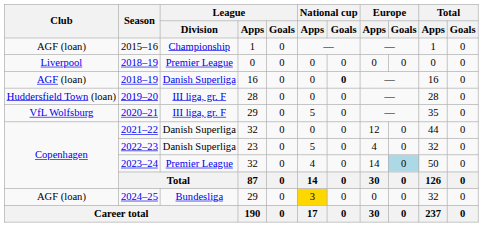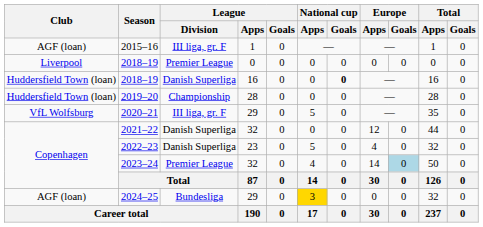(199, 46) Championship -> (199, 46) III liga, gr. F
(61, 79) AGF (loan) -> (61, 79) Huddersfield Town (loan)
(199, 96) III liga, gr. F -> (199, 96) Championship
